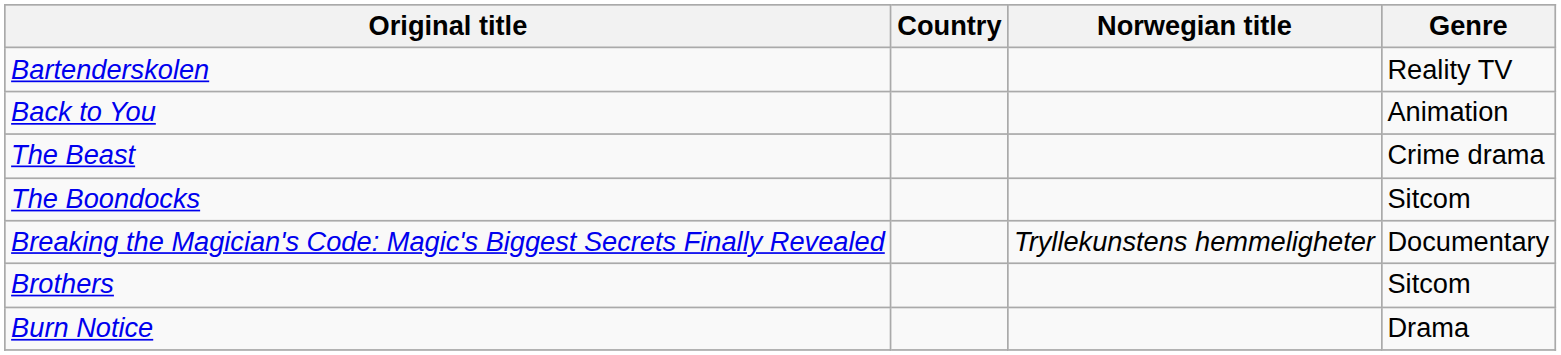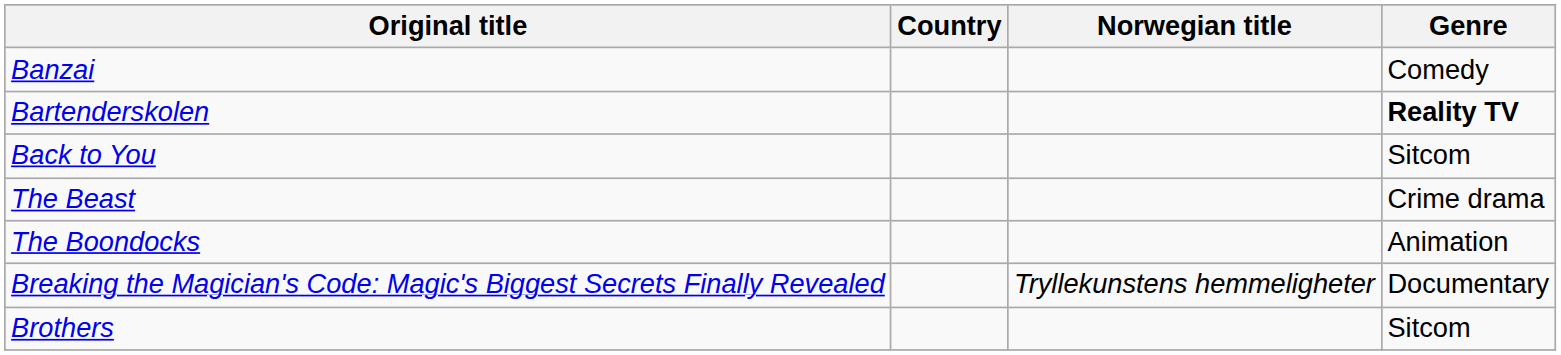+ row: (53, 69)
(1450, 69) normal -> (1453, 112) bold
(1448, 112) Animation -> (1429, 155) Sitcom
(1429, 198) Sitcom -> (1448, 241) Animation
- row: (82, 328)
